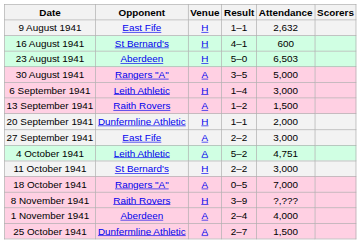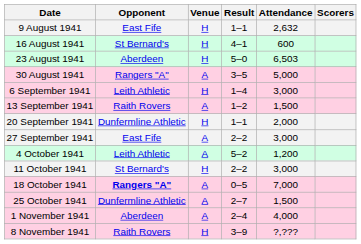(286, 153) 4,751 -> (286, 153) 1,200
(142, 184) normal -> (142, 184) bold
rows swapped: (50, 231) <-> (50, 200)
